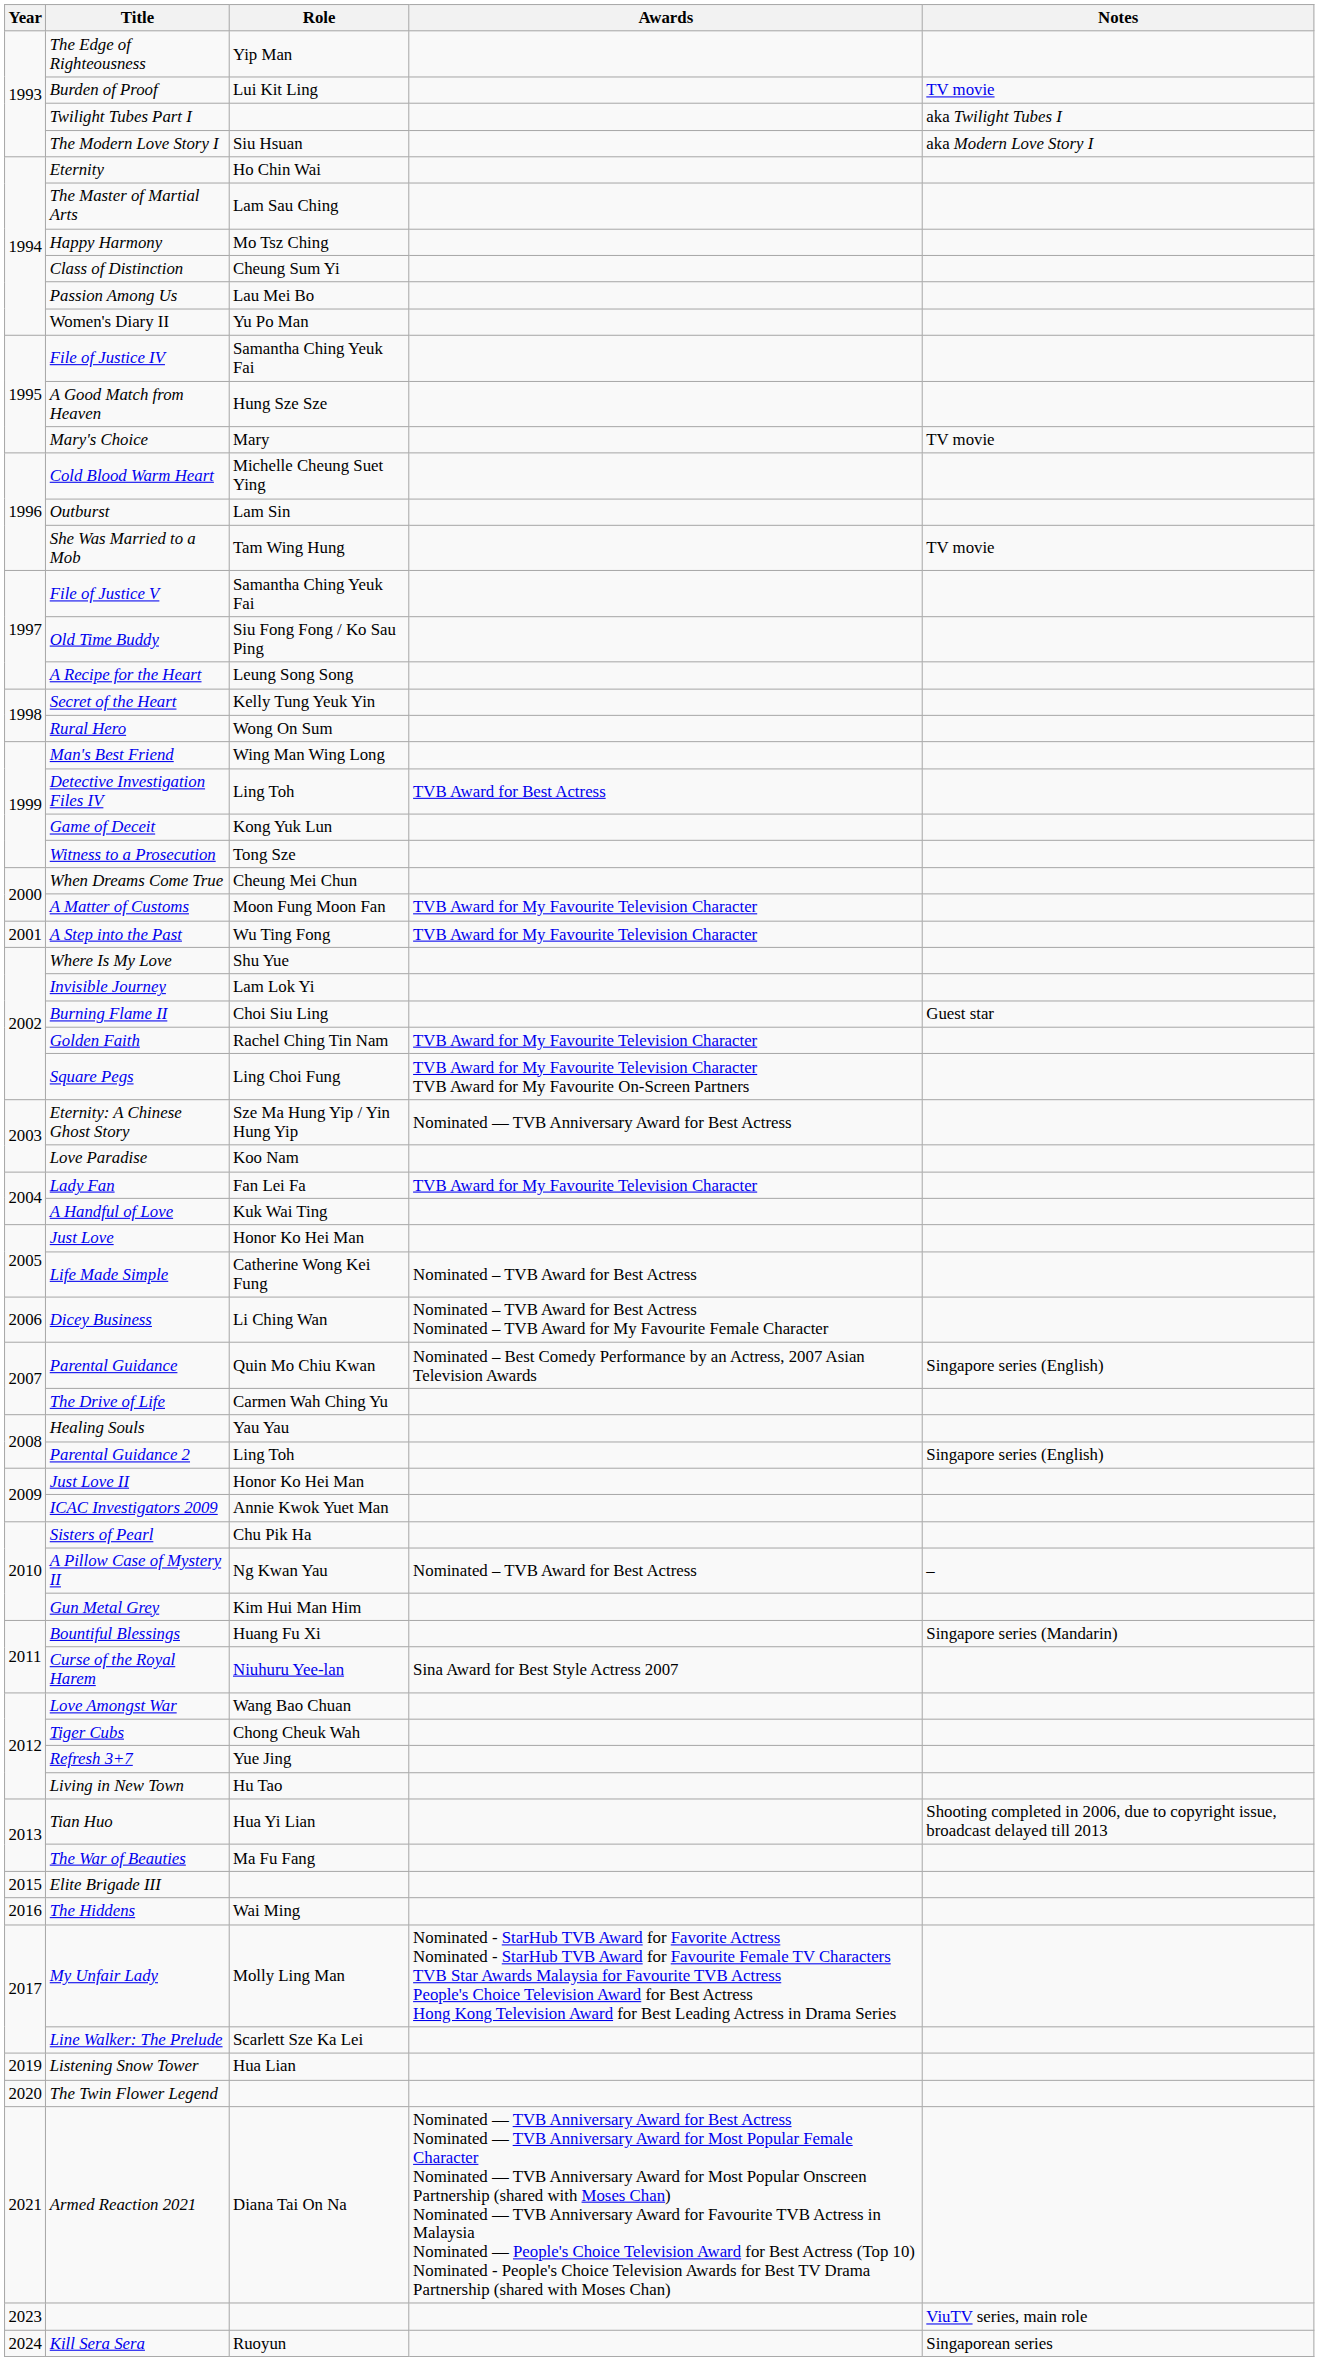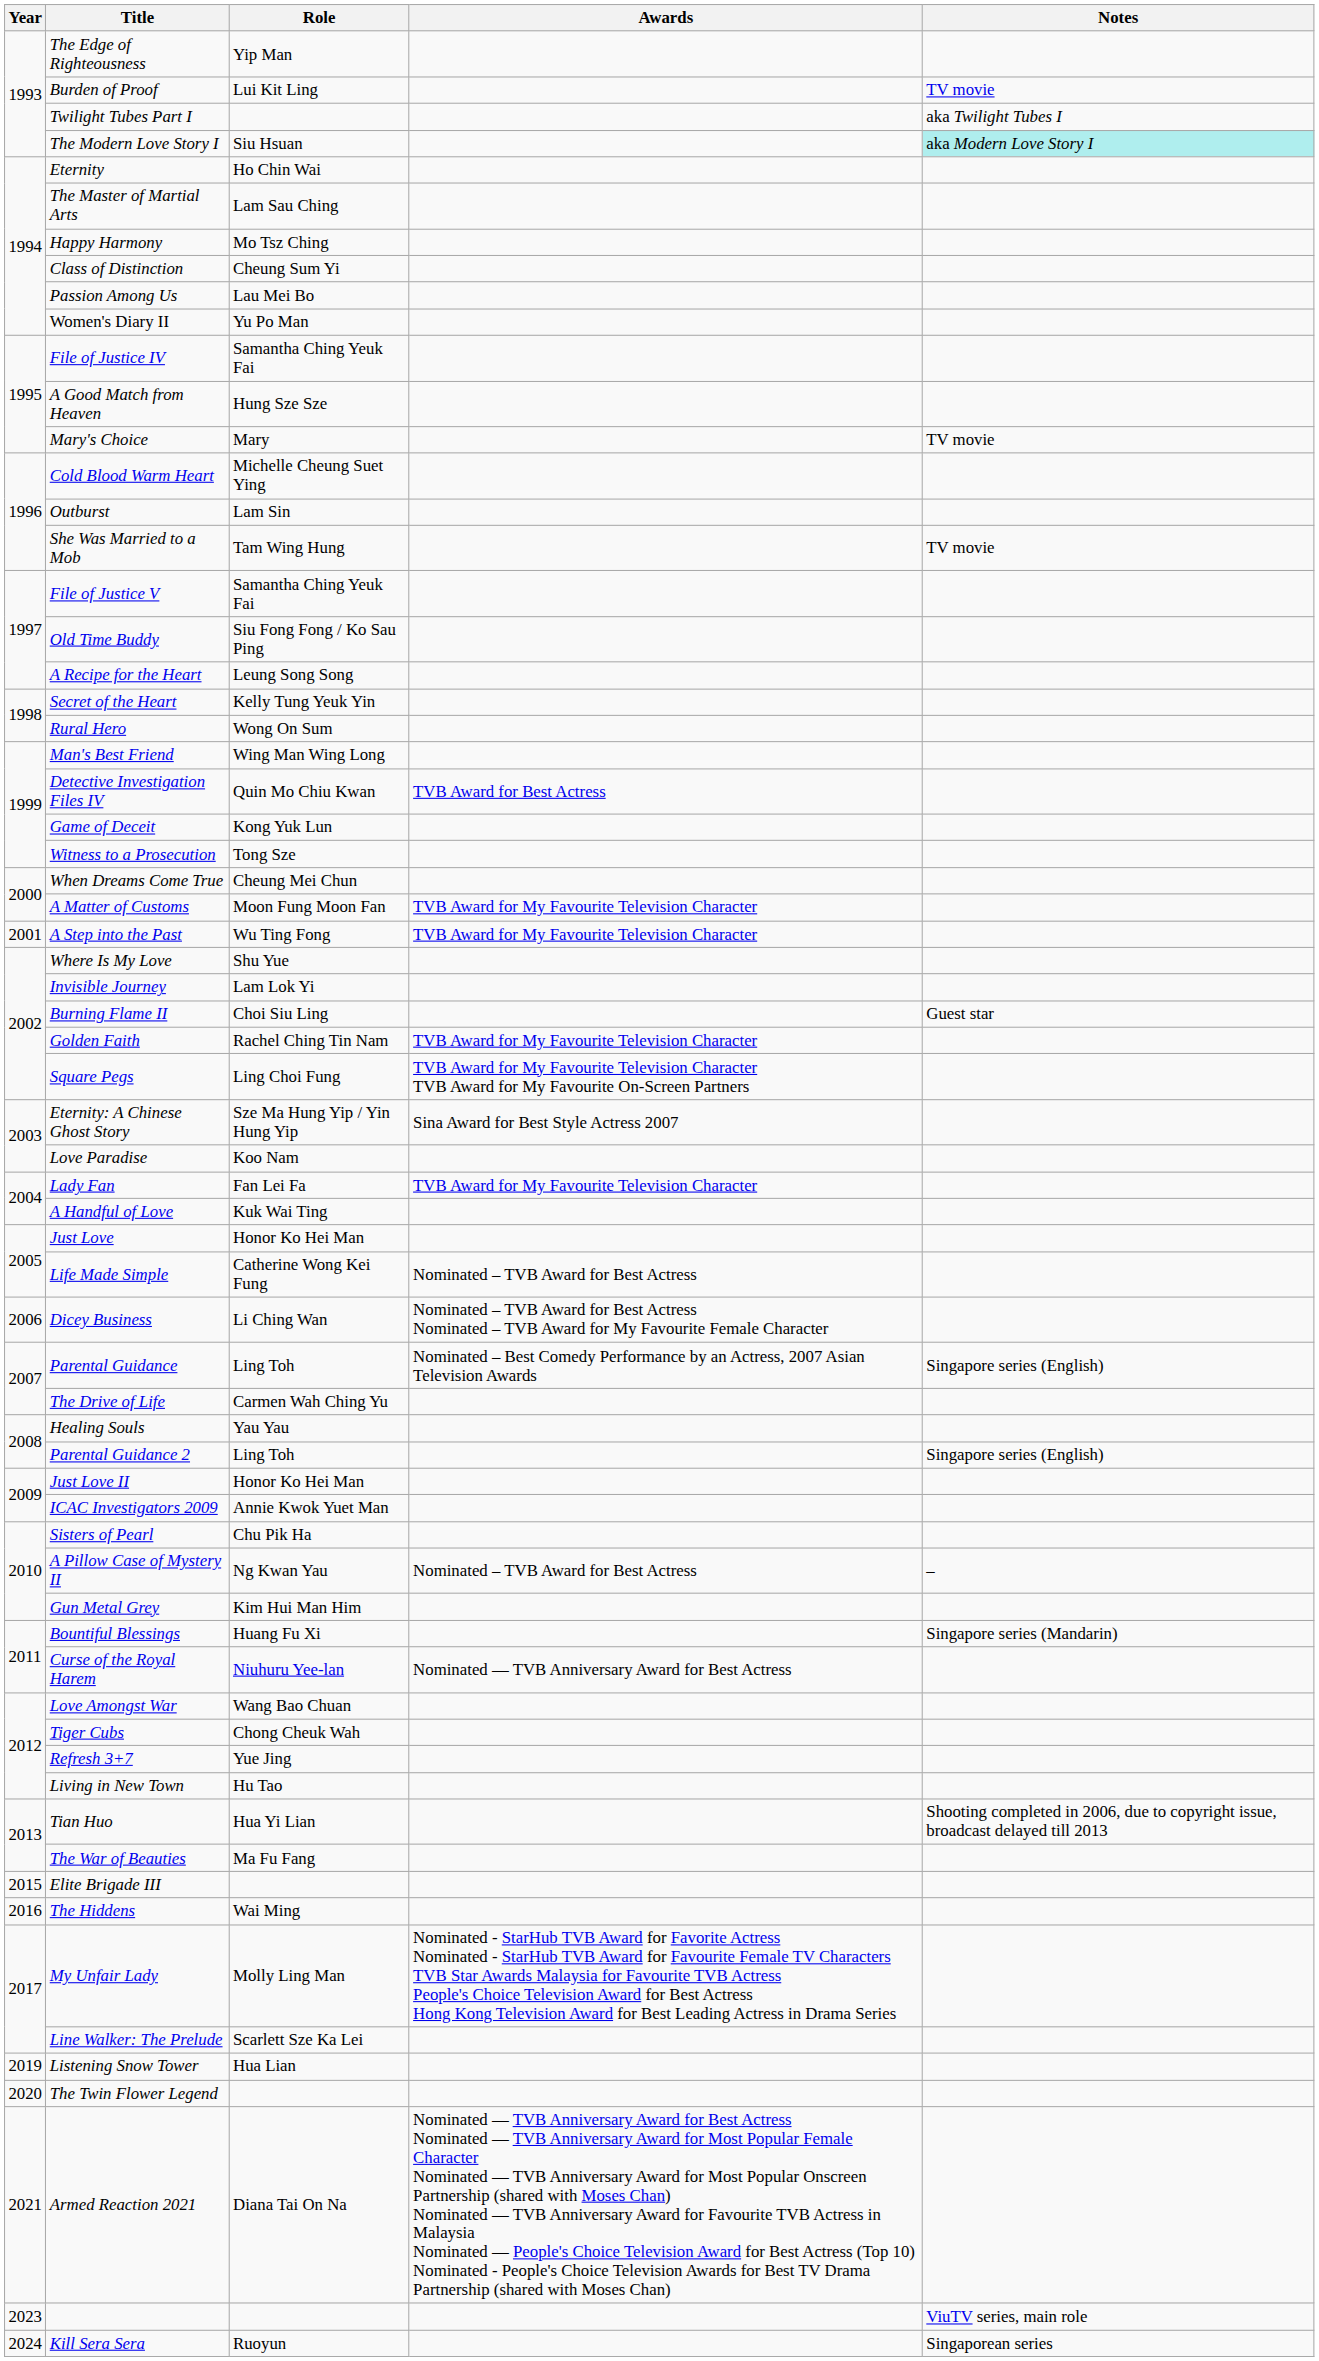(1010, 143) no background -> (1010, 143) paleturquoise background
(264, 791) Ling Toh -> (304, 791) Quin Mo Chiu Kwan
(602, 1122) Nominated — TVB Anniversary Award for Best Actress -> (546, 1122) Sina Award for Best Style Actress 2007
(304, 1365) Quin Mo Chiu Kwan -> (264, 1365) Ling Toh
(546, 1669) Sina Award for Best Style Actress 2007 -> (602, 1669) Nominated — TVB Anniversary Award for Best Actress
